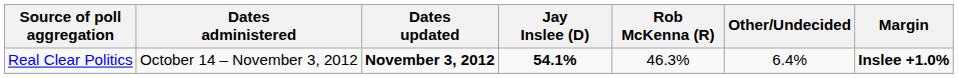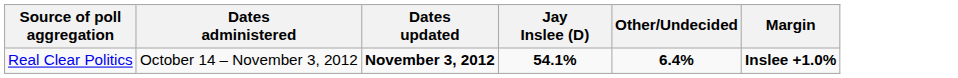- column: (668, 26)
(790, 60) normal -> (676, 60) bold
